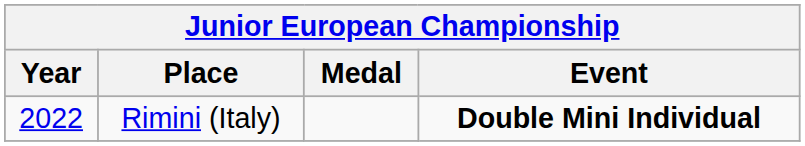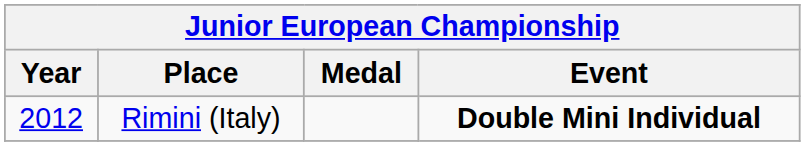(51, 118) 2022 -> (51, 118) 2012
